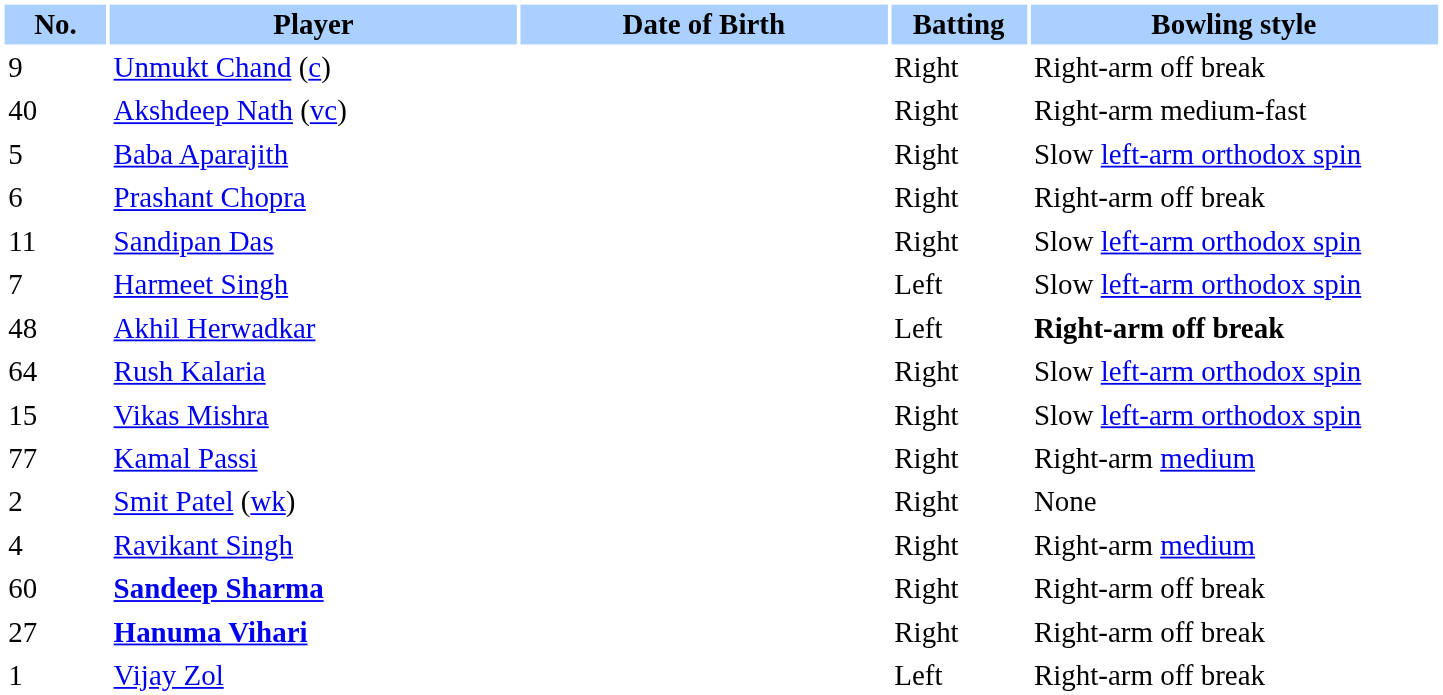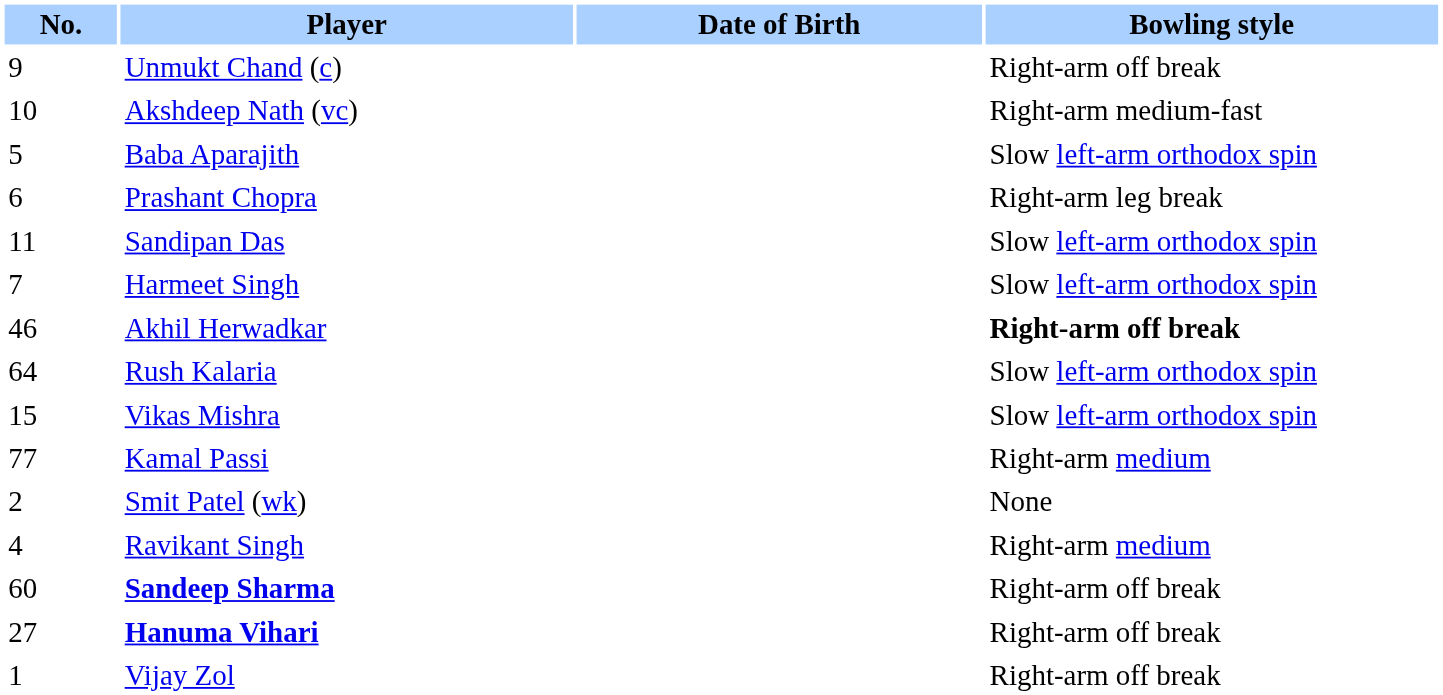- column: (959, 24)
(23, 111) 40 -> (23, 111) 10
(1149, 197) Right-arm off break -> (1106, 197) Right-arm leg break
(23, 328) 48 -> (23, 328) 46
